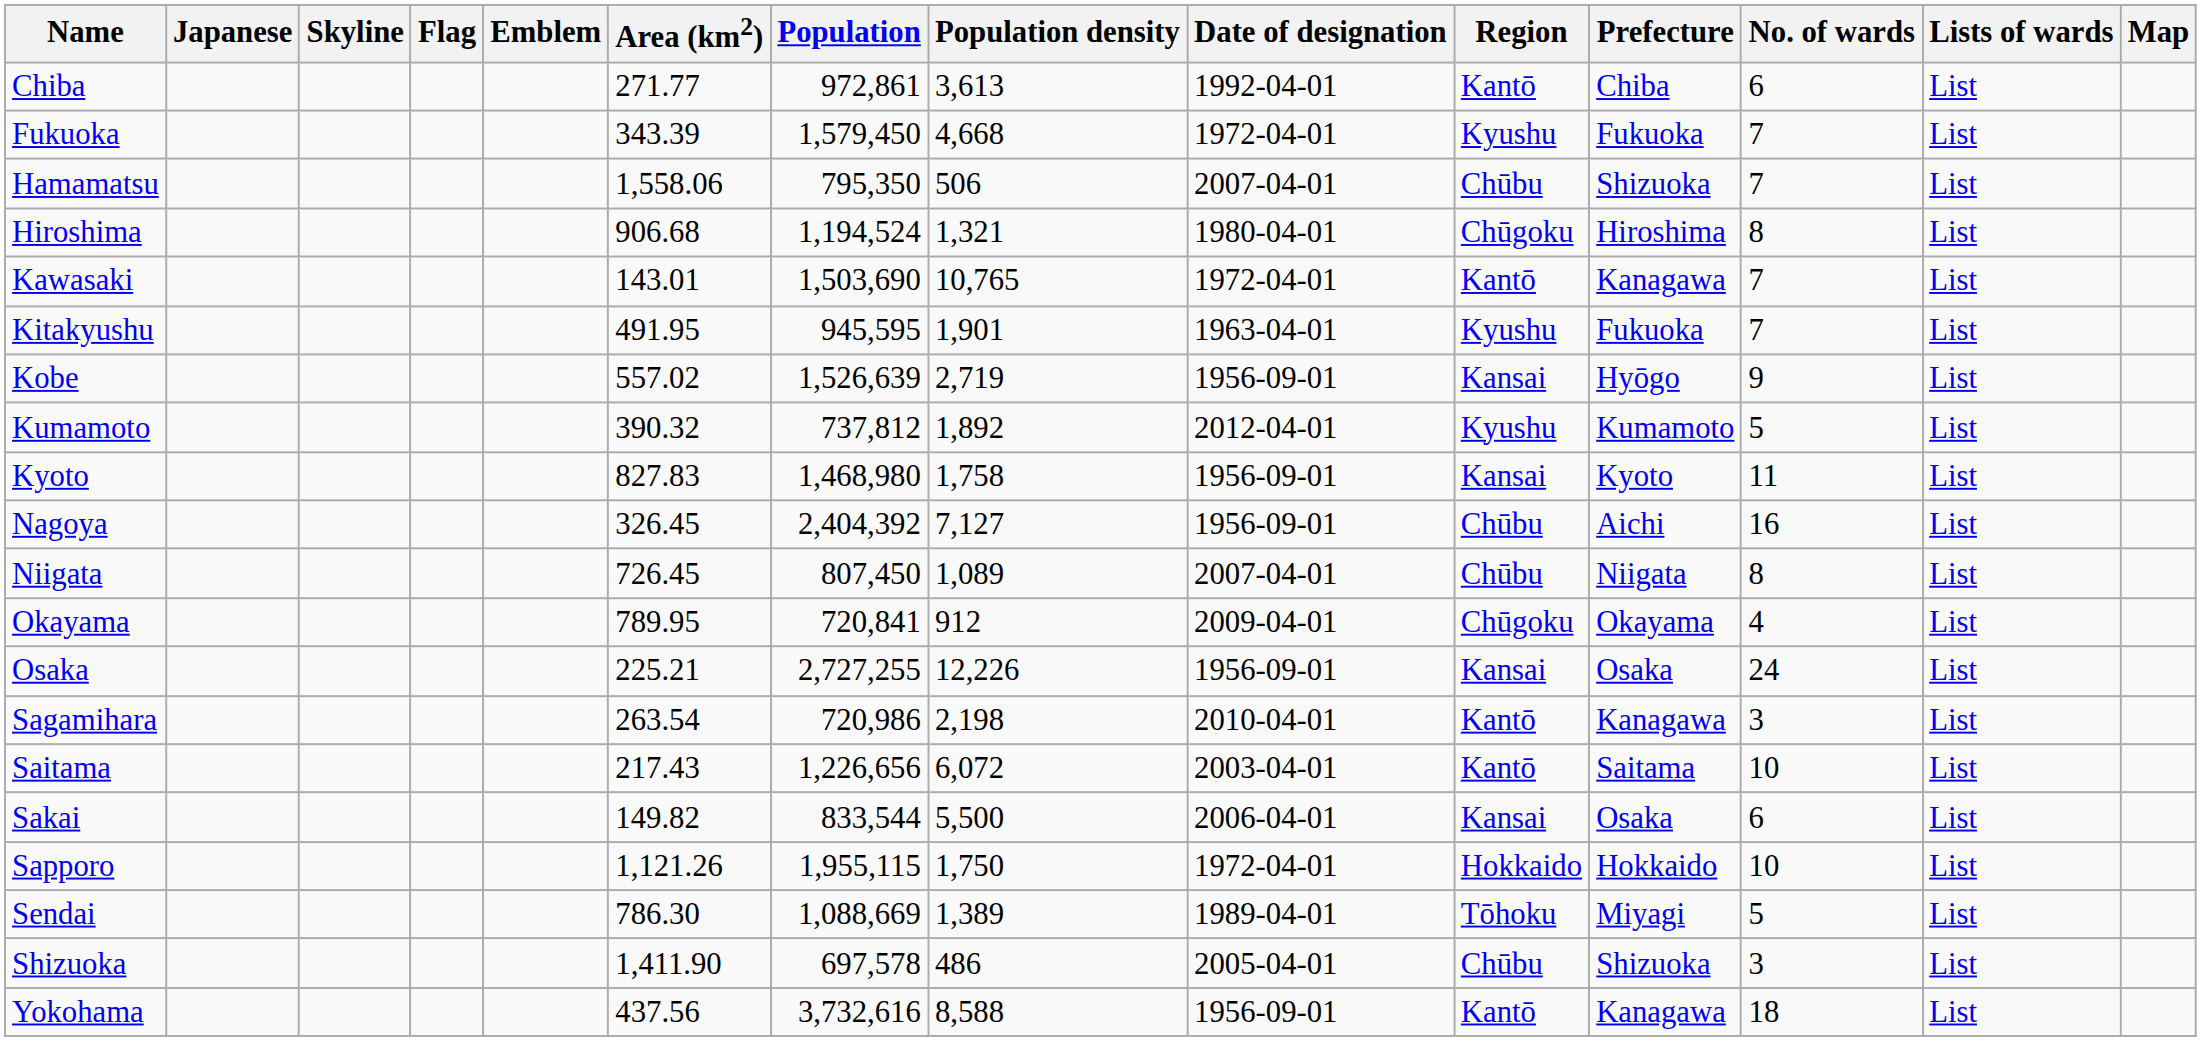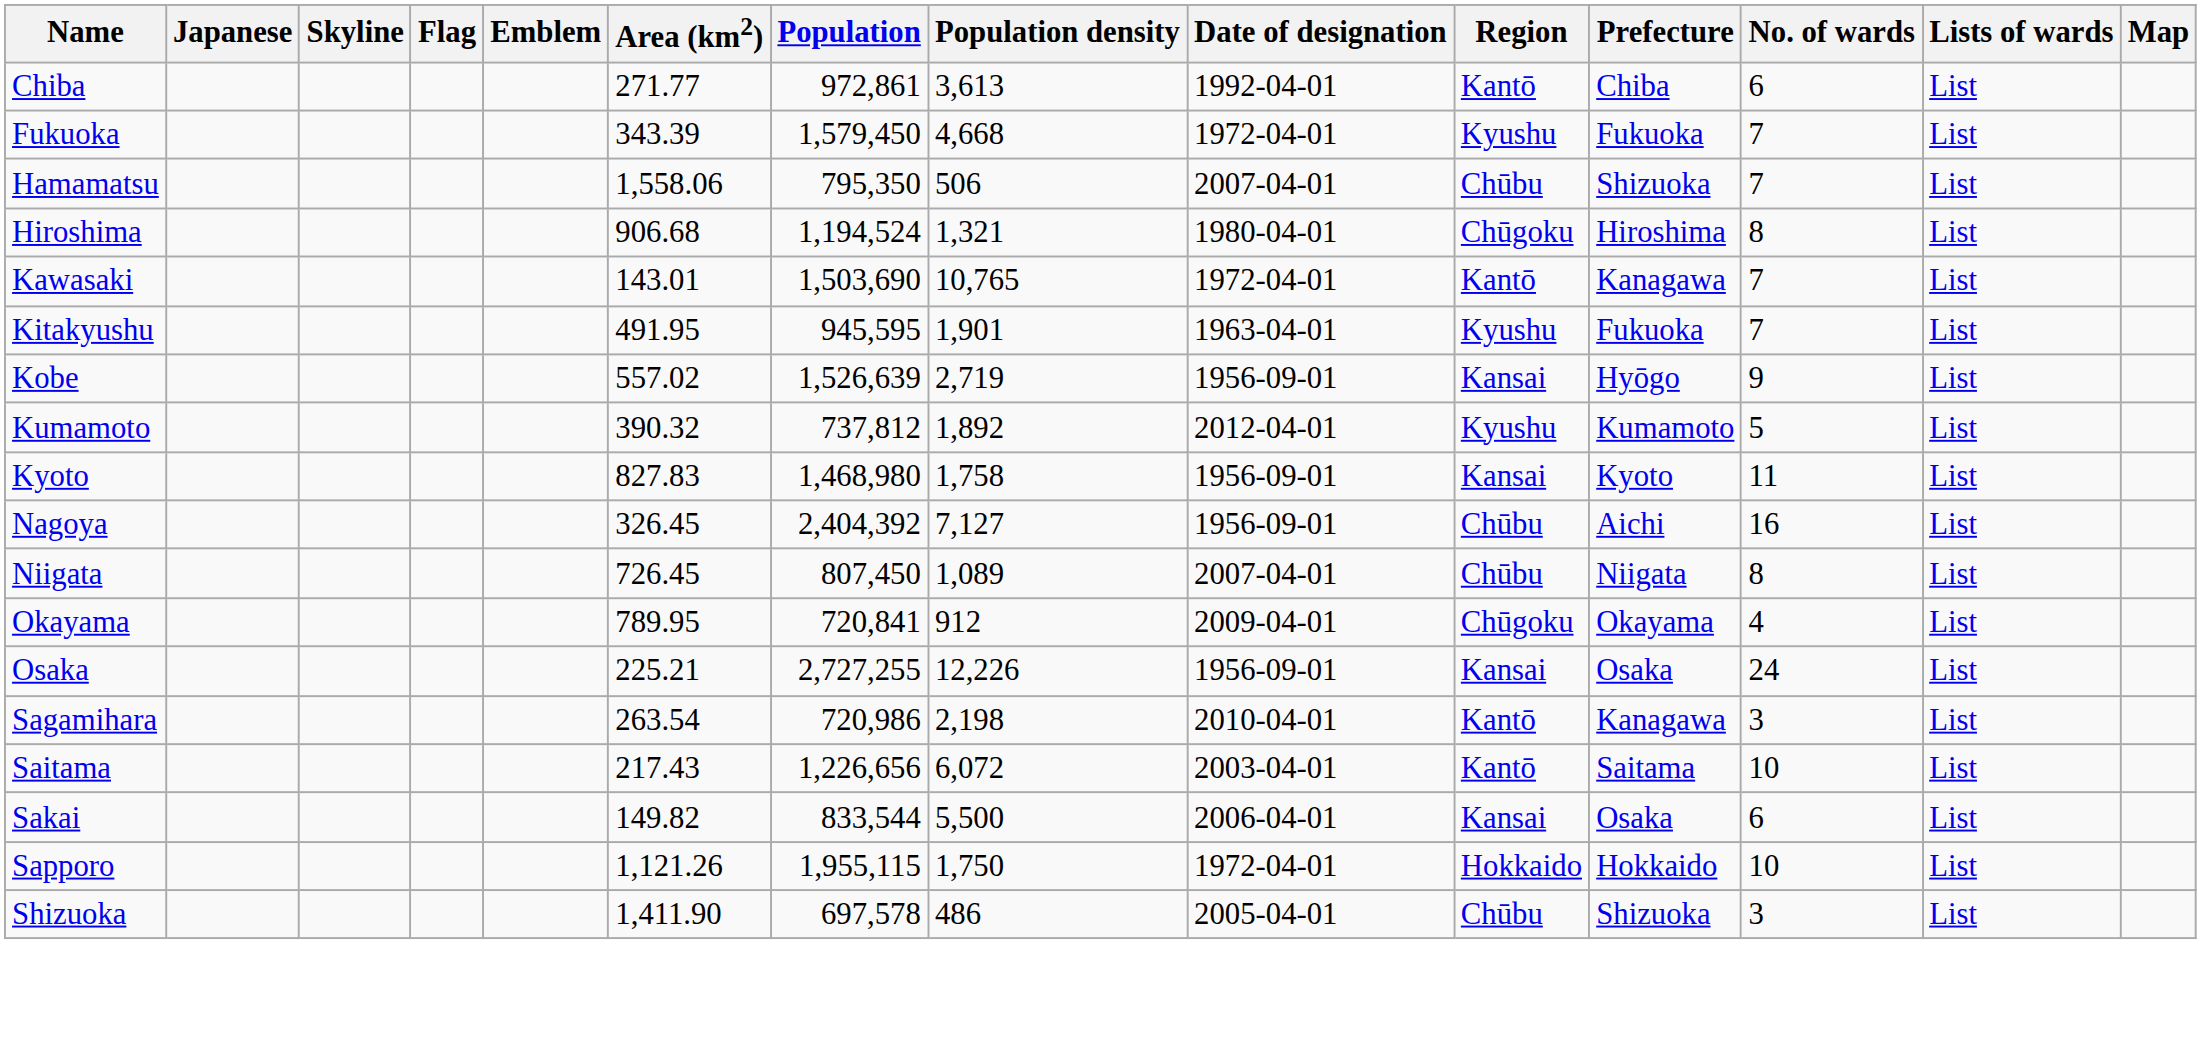- row: (54, 914)
- row: (78, 1011)
